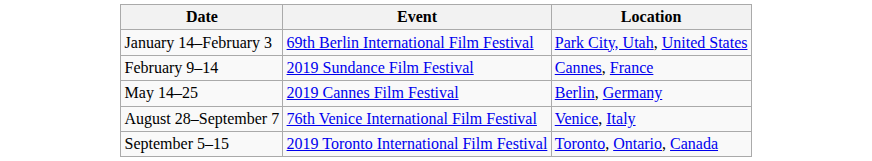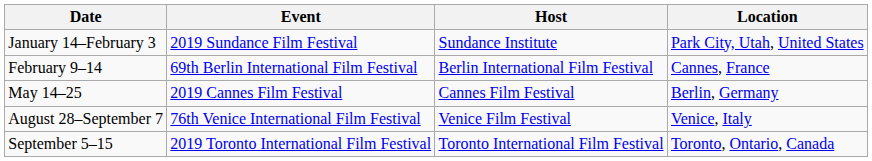+ column: (551, 17)
(410, 42) 69th Berlin International Film Festival -> (264, 42) 2019 Sundance Film Festival
(380, 67) 2019 Sundance Film Festival -> (294, 67) 69th Berlin International Film Festival
